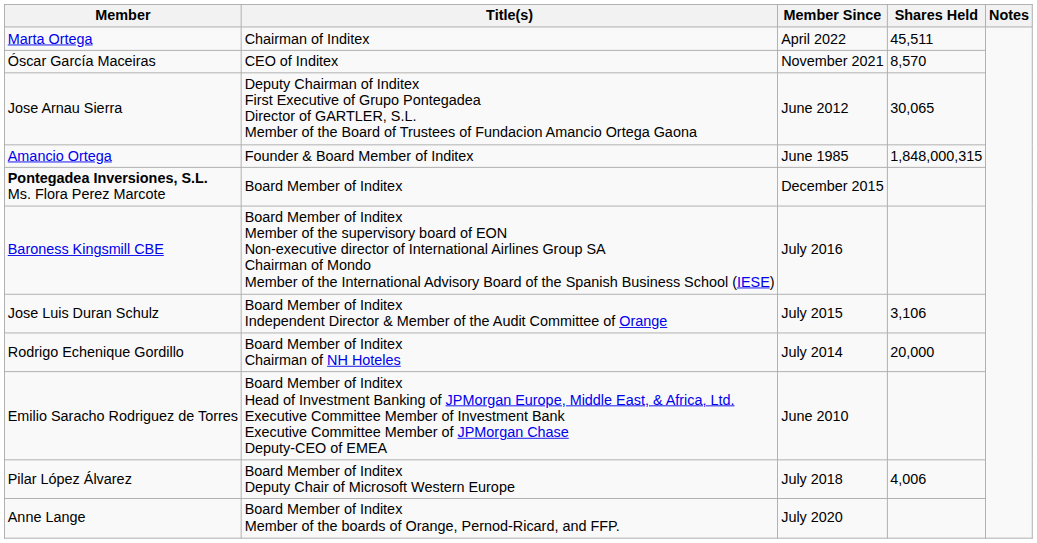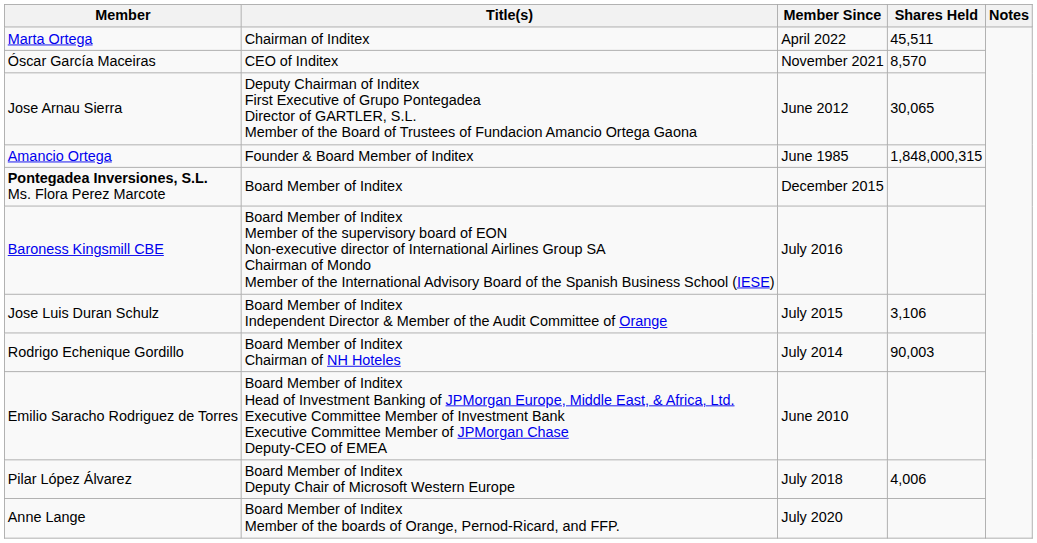(912, 352) 20,000 -> (912, 352) 90,003
